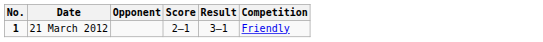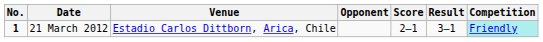+ column: (224, 13)
(266, 29) no background -> (493, 29) paleturquoise background
